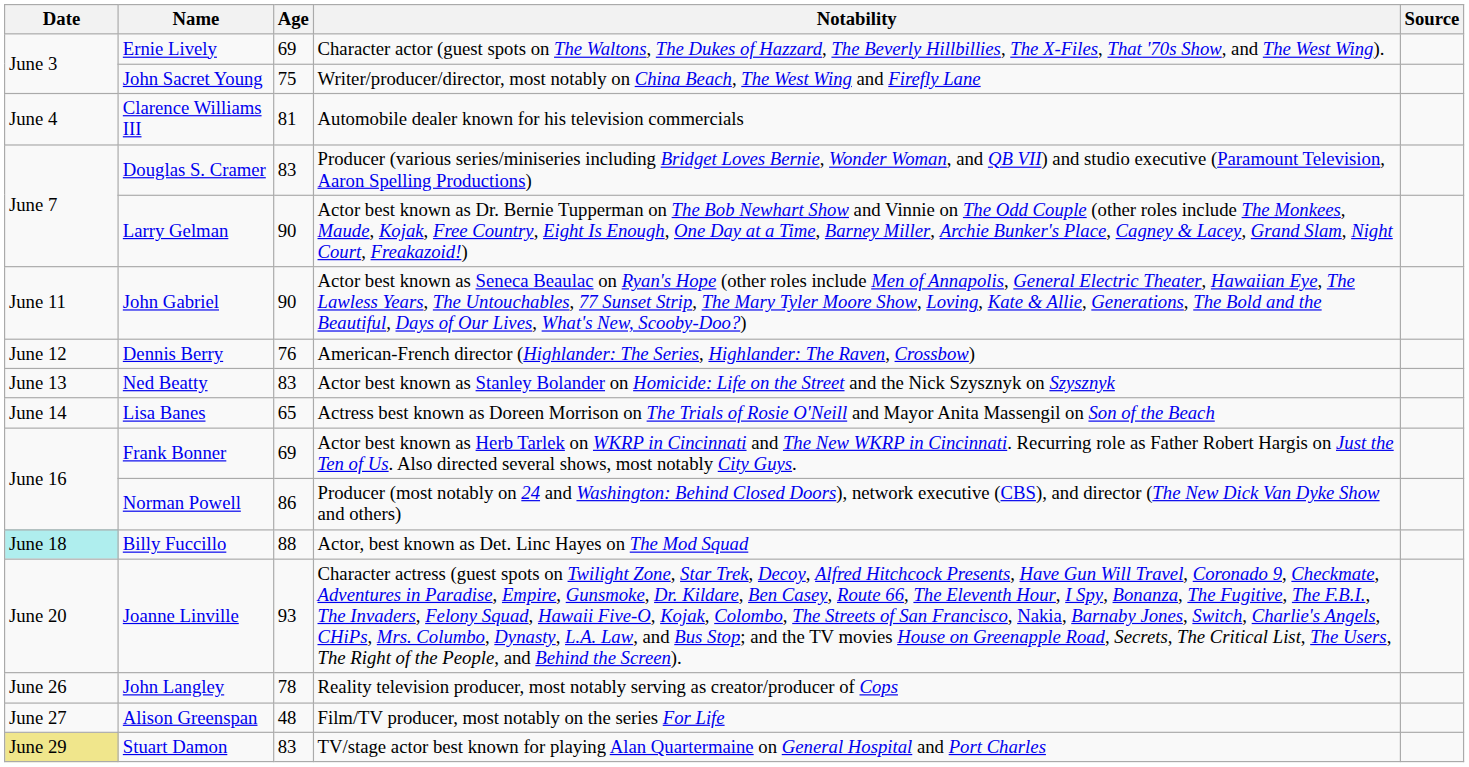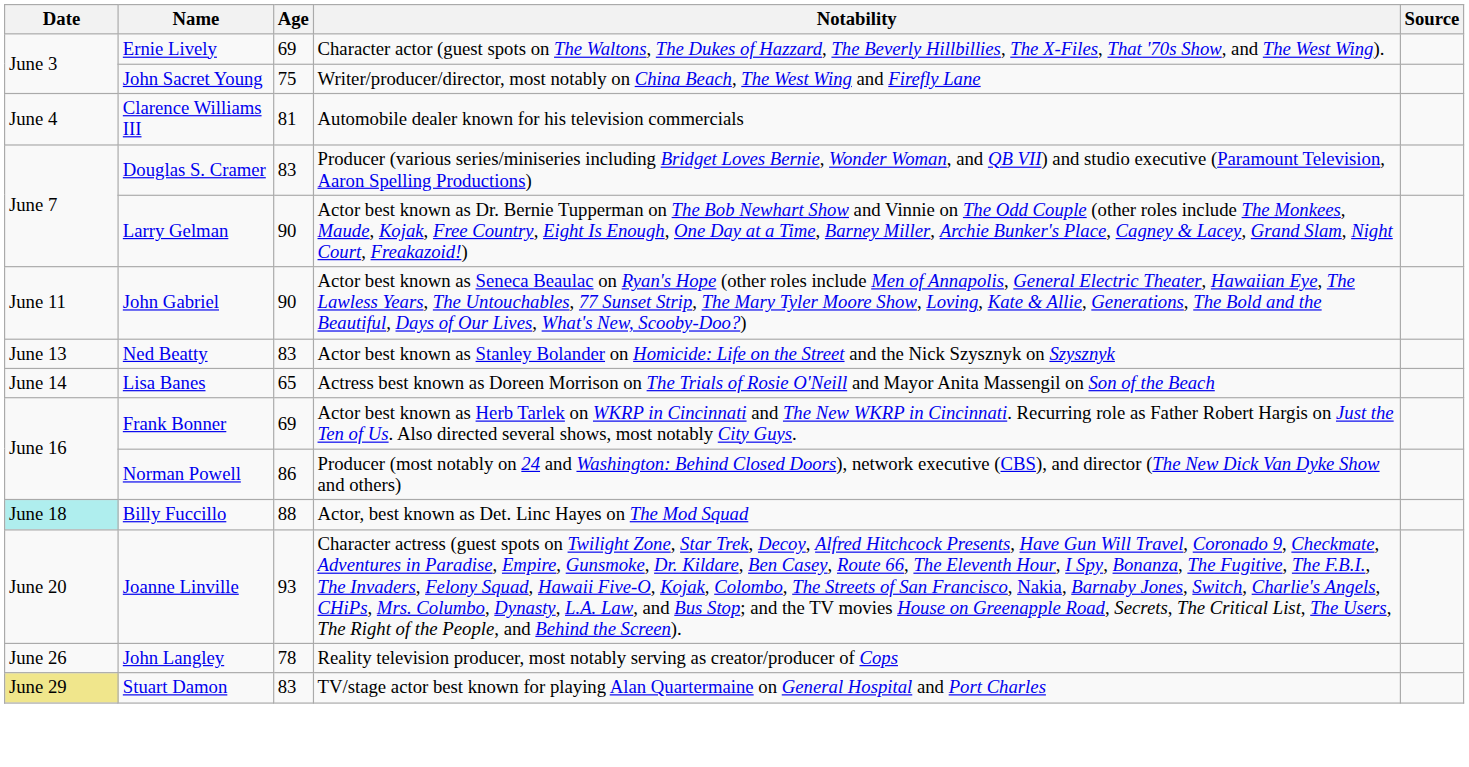- row: (173, 353)
- row: (190, 717)
